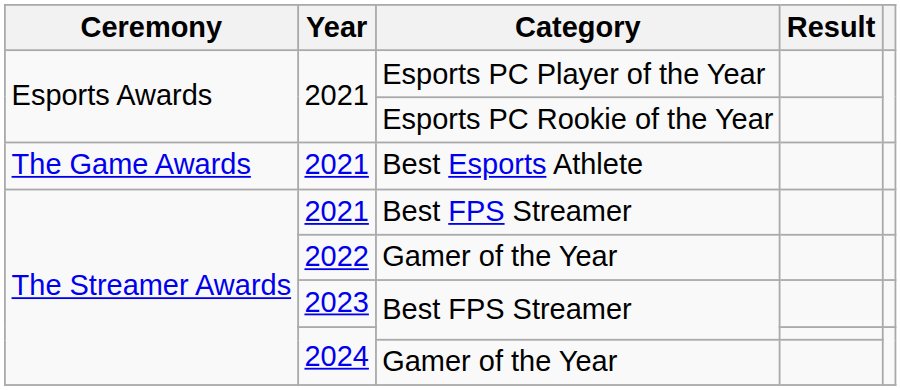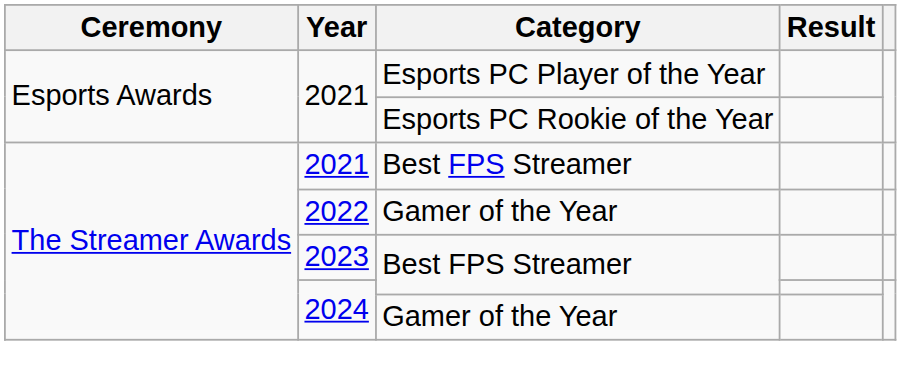- row: (337, 165)
